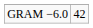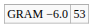(79, 14) 42 -> (79, 14) 53
